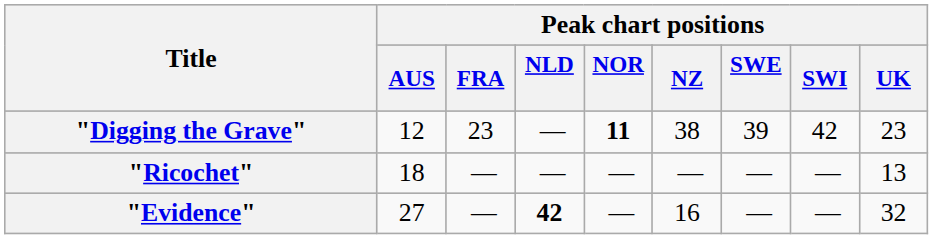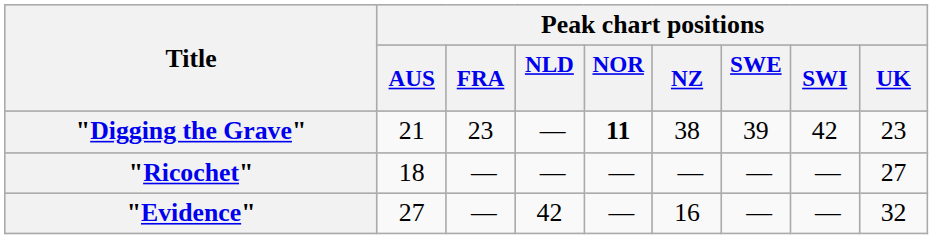(412, 131) 12 -> (412, 131) 21
(894, 172) 13 -> (894, 172) 27
(549, 213) bold -> (549, 213) normal
